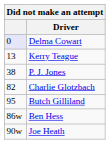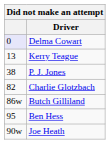(11, 102) 95 -> (14, 102) 86w
(14, 117) 86w -> (11, 117) 95
